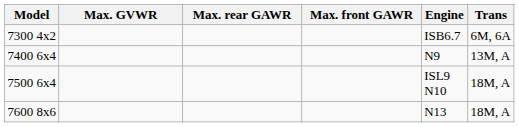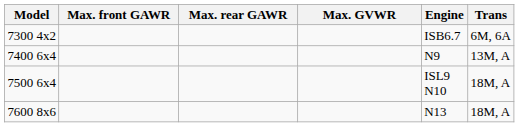columns swapped: (361, 14) <-> (121, 14)
